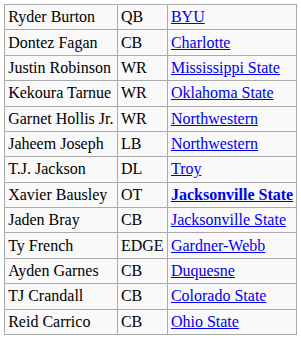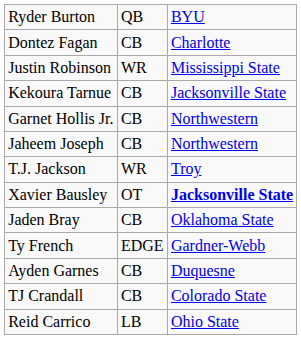(134, 93) WR -> (132, 93) CB
(222, 93) Oklahoma State -> (228, 93) Jacksonville State
(134, 118) WR -> (132, 118) CB
(131, 144) LB -> (132, 144) CB
(132, 169) DL -> (134, 169) WR
(228, 220) Jacksonville State -> (222, 220) Oklahoma State
(132, 321) CB -> (131, 321) LB
